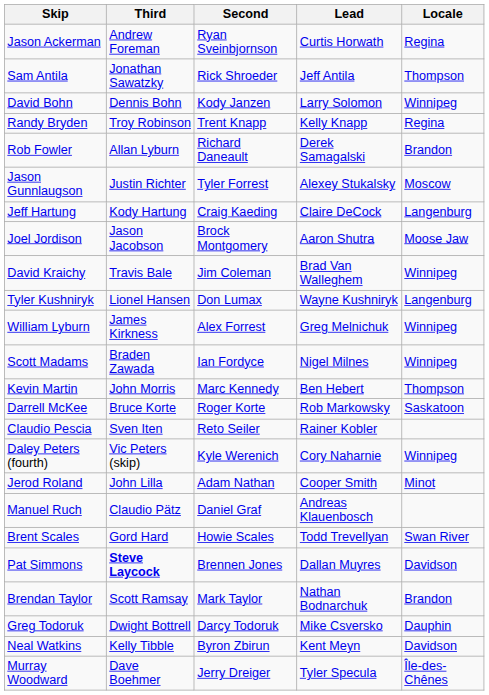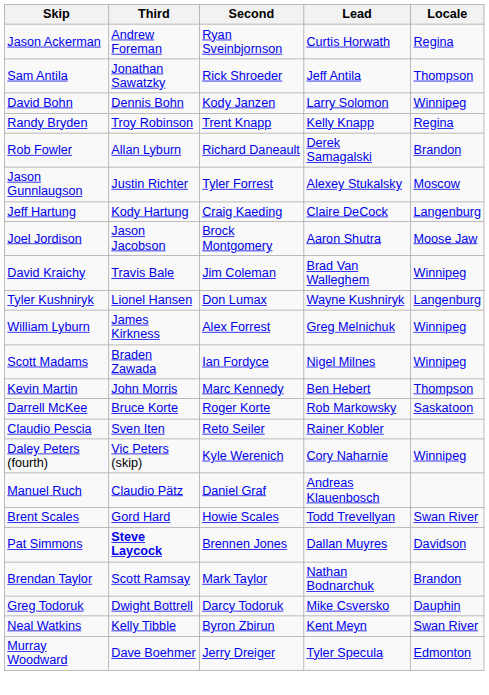- row: (45, 483)
(431, 646) Davidson -> (446, 626) Swan River
(426, 673) Île-des-Chênes -> (442, 653) Edmonton
